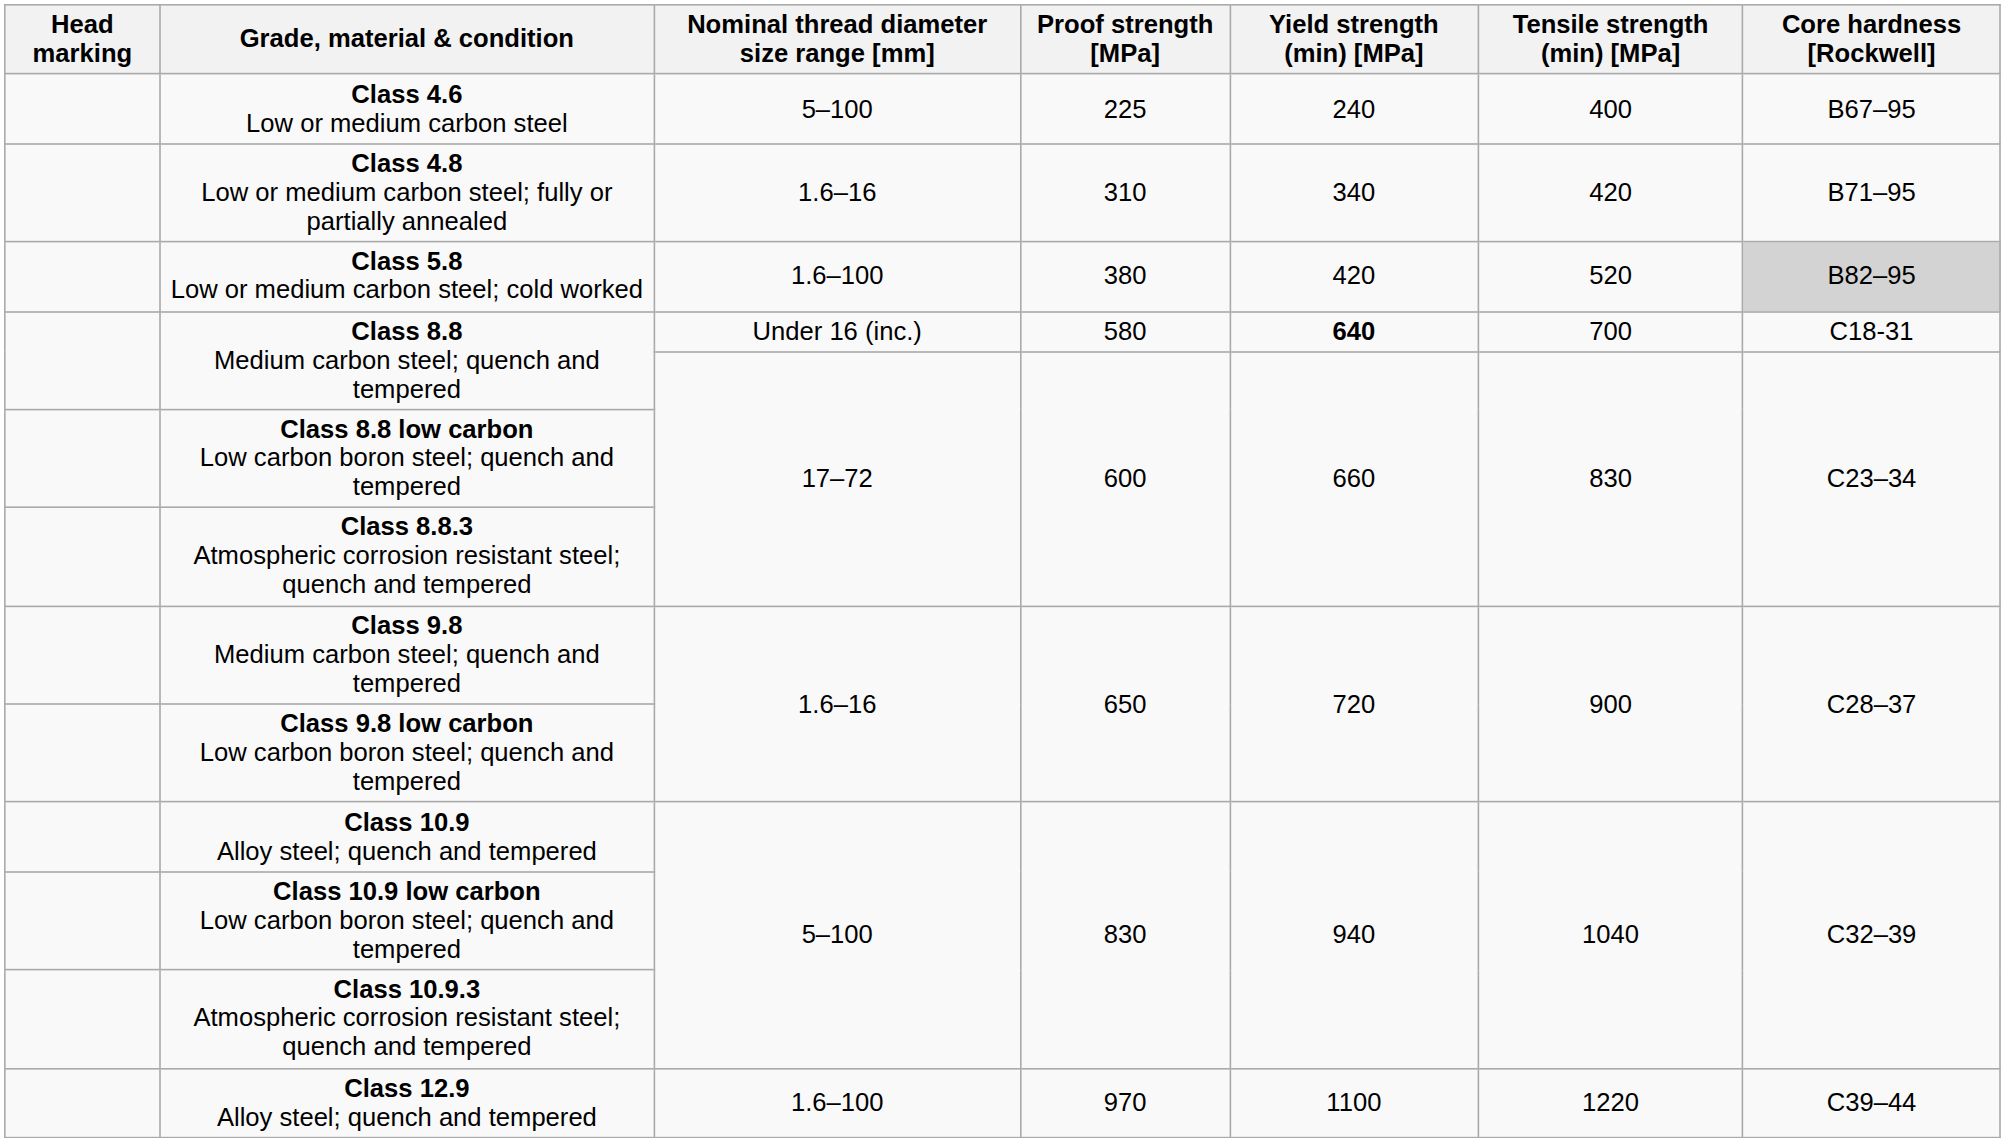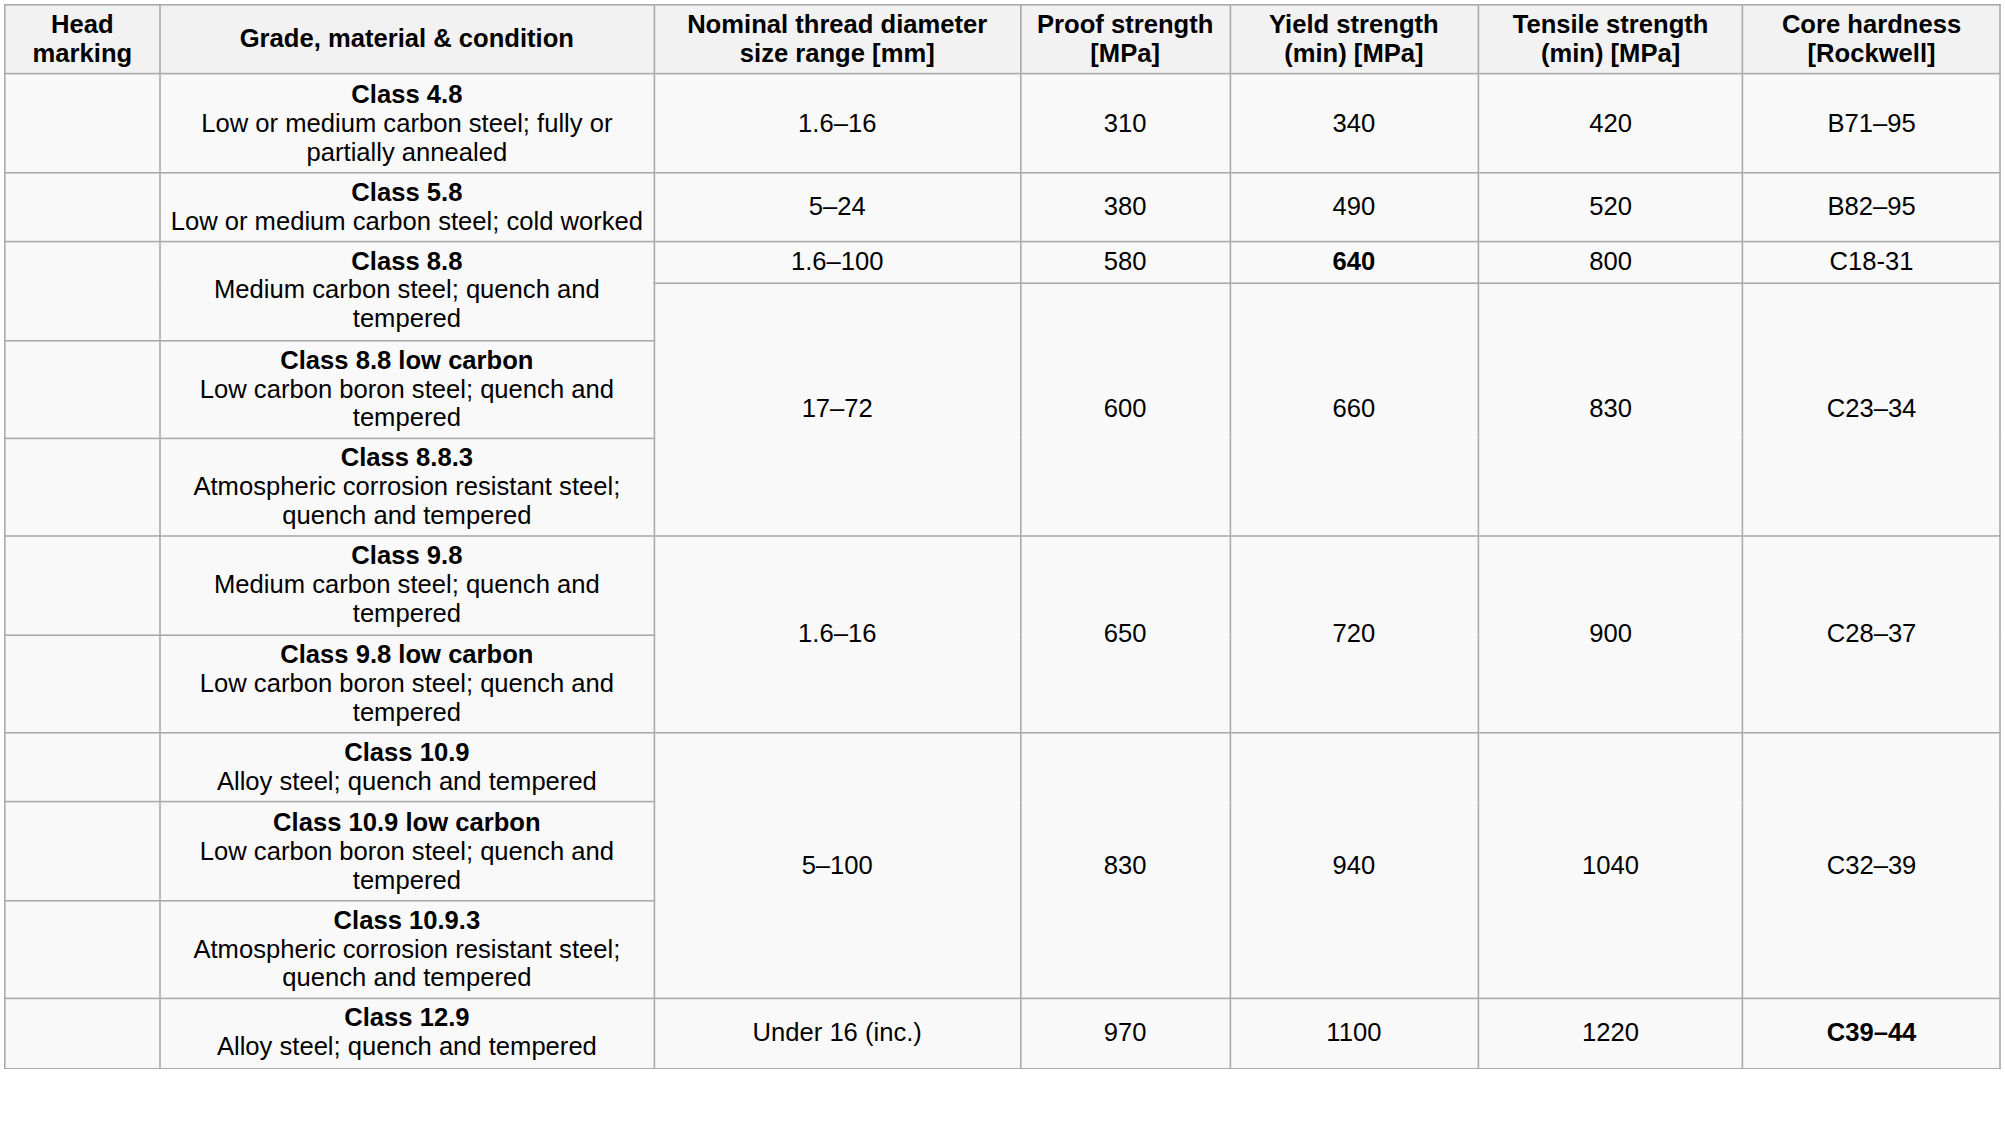- row: (407, 108)
(837, 276) 1.6–100 -> (837, 206) 5–24
(1354, 276) 420 -> (1354, 206) 490
(1872, 276) lightgrey background -> (1872, 206) no background
(837, 331) Under 16 (inc.) -> (837, 261) 1.6–100
(1611, 331) 700 -> (1611, 261) 800
(837, 1102) 1.6–100 -> (837, 1032) Under 16 (inc.)
(1872, 1102) normal -> (1872, 1033) bold
